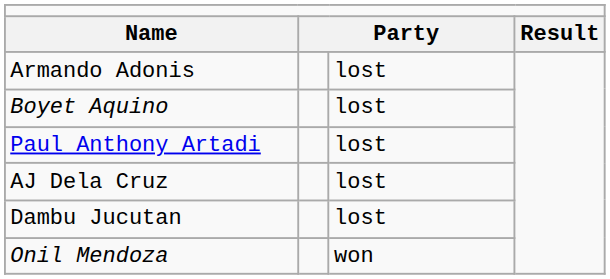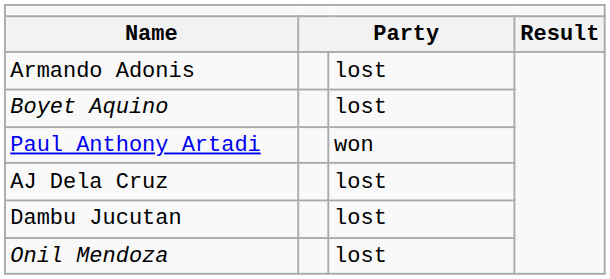(360, 145) lost -> (354, 145) won
(354, 255) won -> (360, 255) lost
